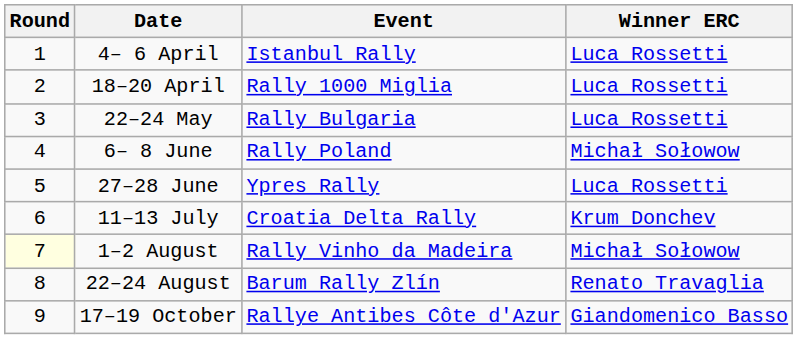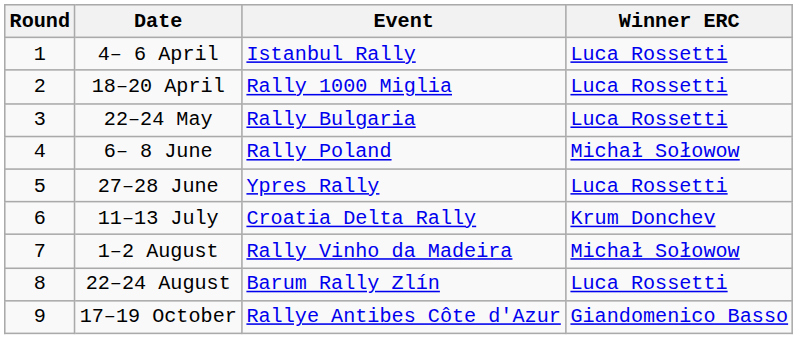(40, 251) lightyellow background -> (40, 251) no background
(667, 284) Renato Travaglia -> (649, 284) Luca Rossetti
